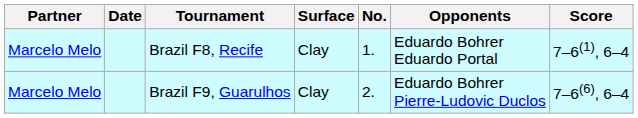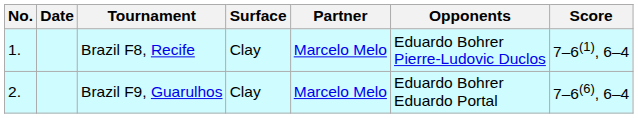columns swapped: (374, 16) <-> (55, 16)
(449, 50) Eduardo Bohrer Eduardo Portal -> (470, 50) Eduardo Bohrer Pierre-Ludovic Duclos
(470, 92) Eduardo Bohrer Pierre-Ludovic Duclos -> (449, 92) Eduardo Bohrer Eduardo Portal
